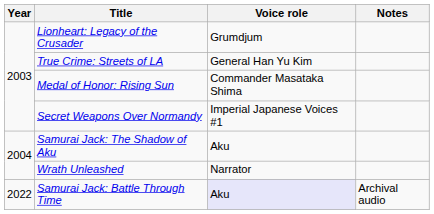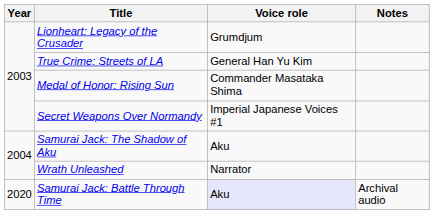(19, 194) 2022 -> (19, 194) 2020
